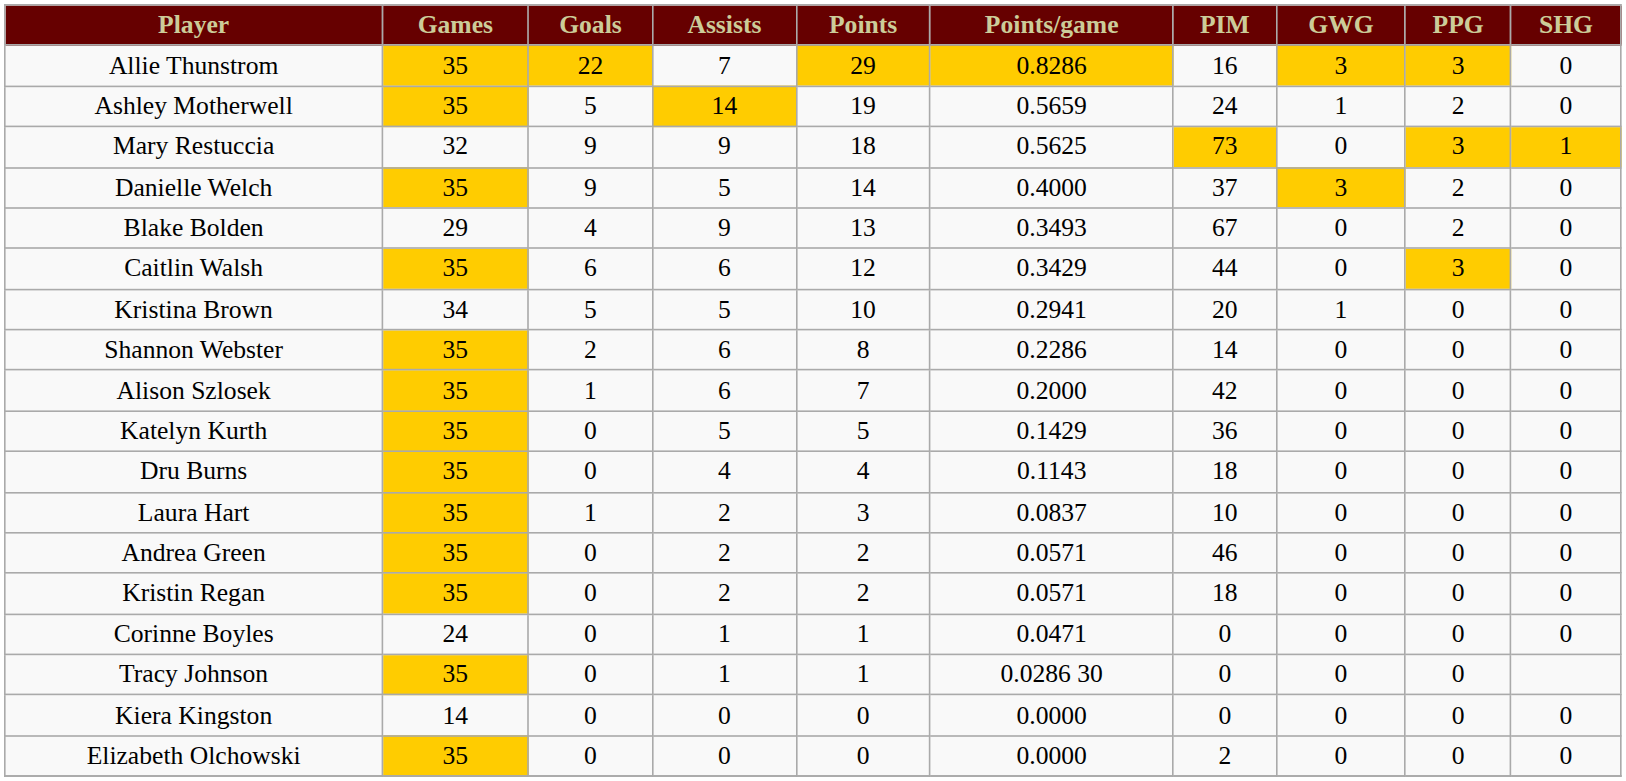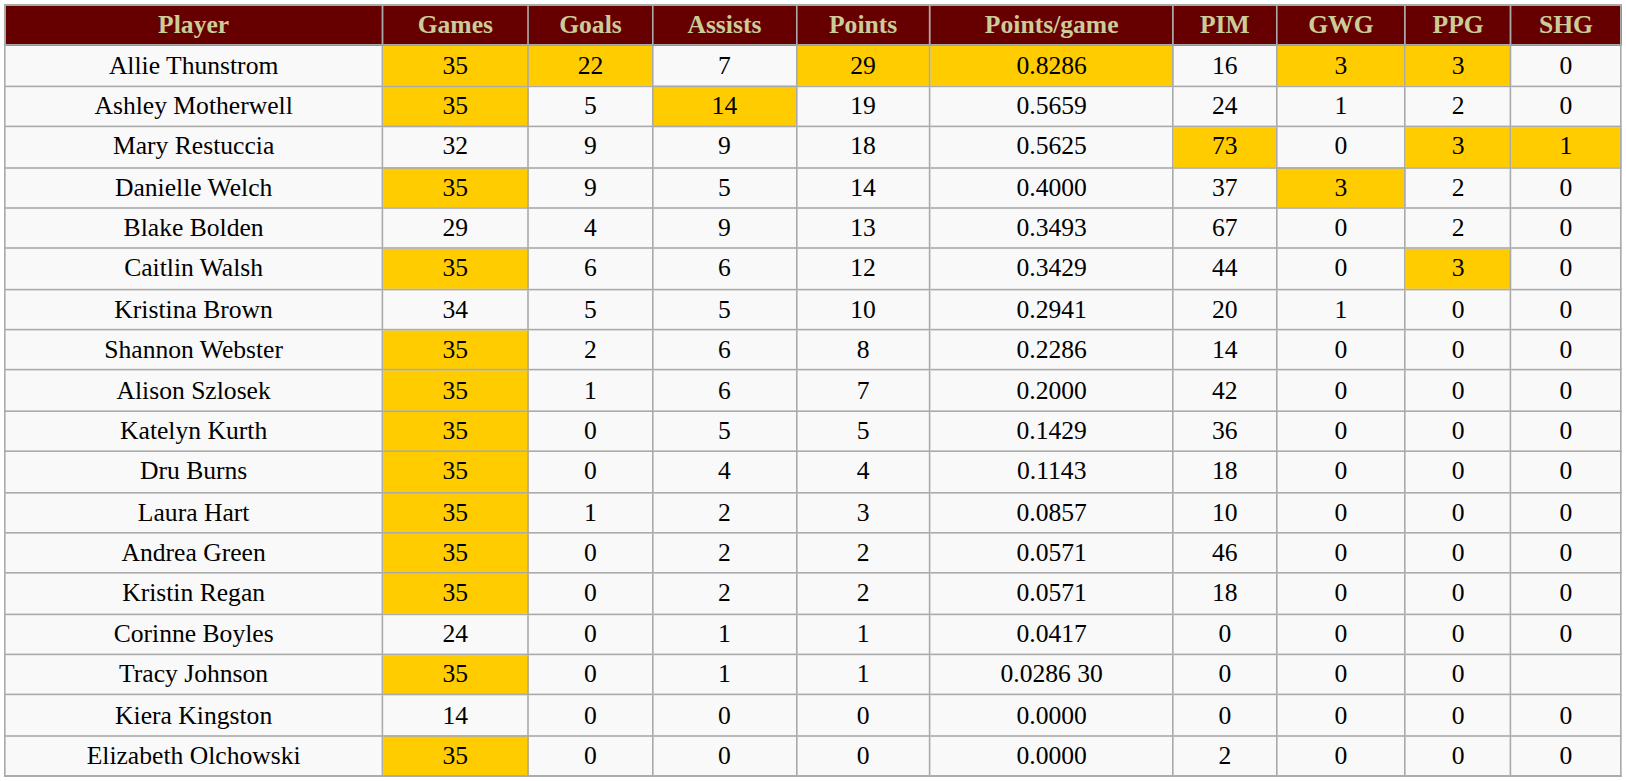(1052, 512) 0.0837 -> (1052, 512) 0.0857
(1052, 633) 0.0471 -> (1052, 633) 0.0417
